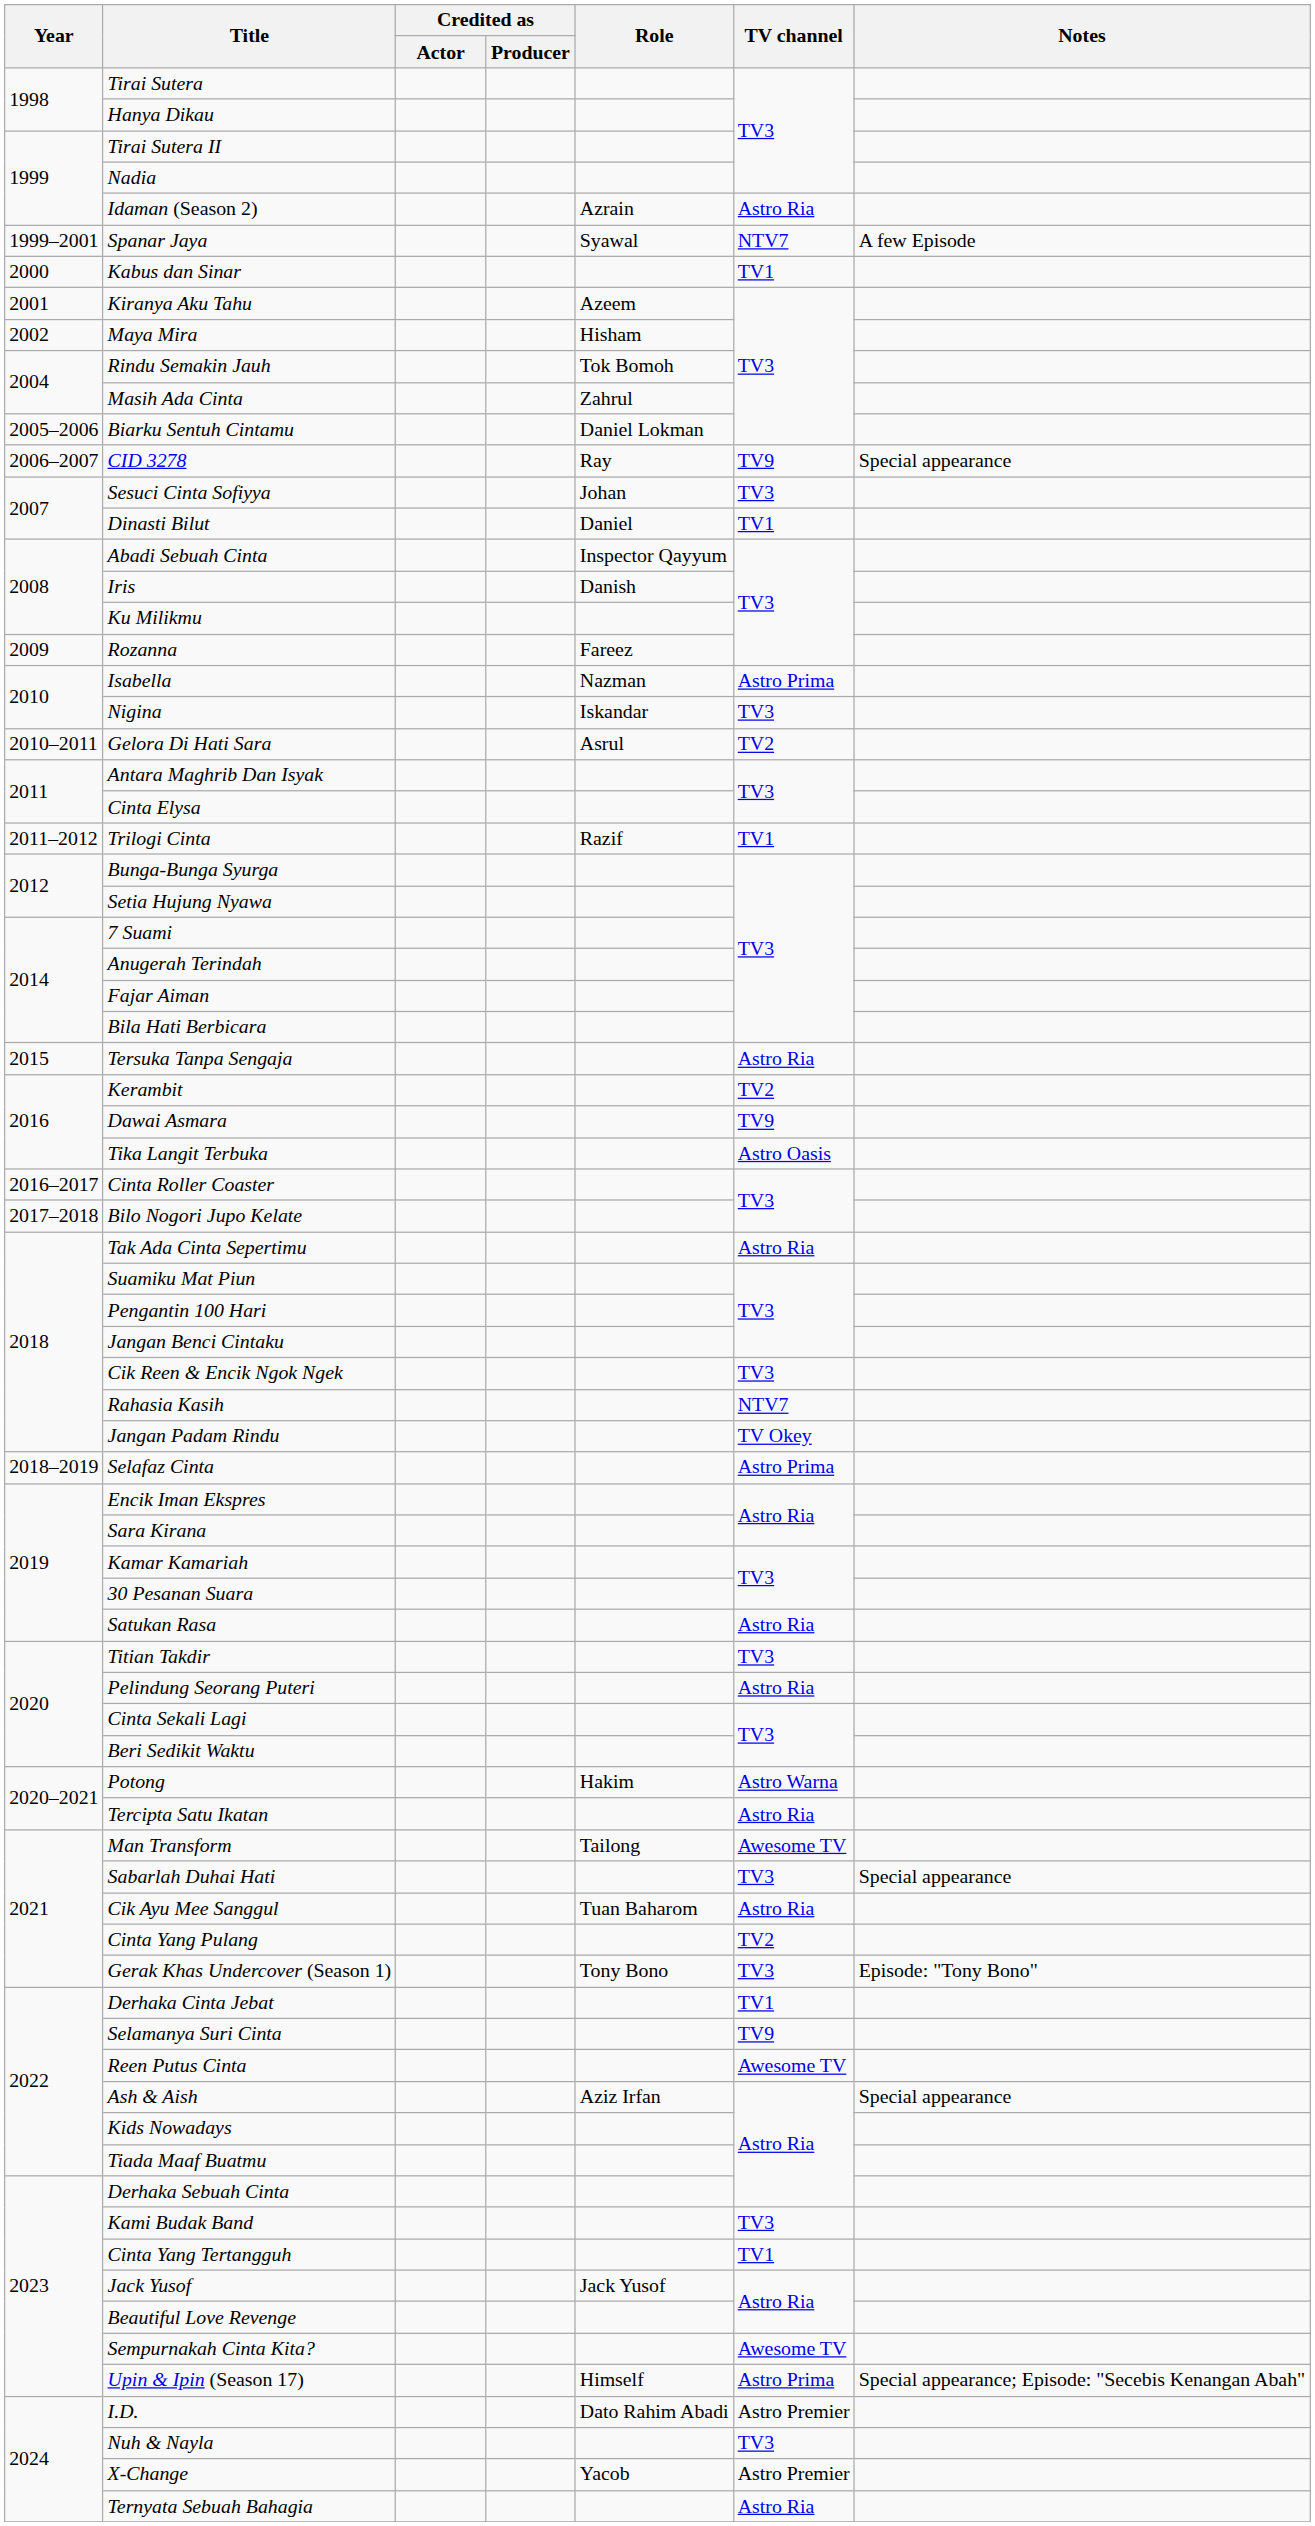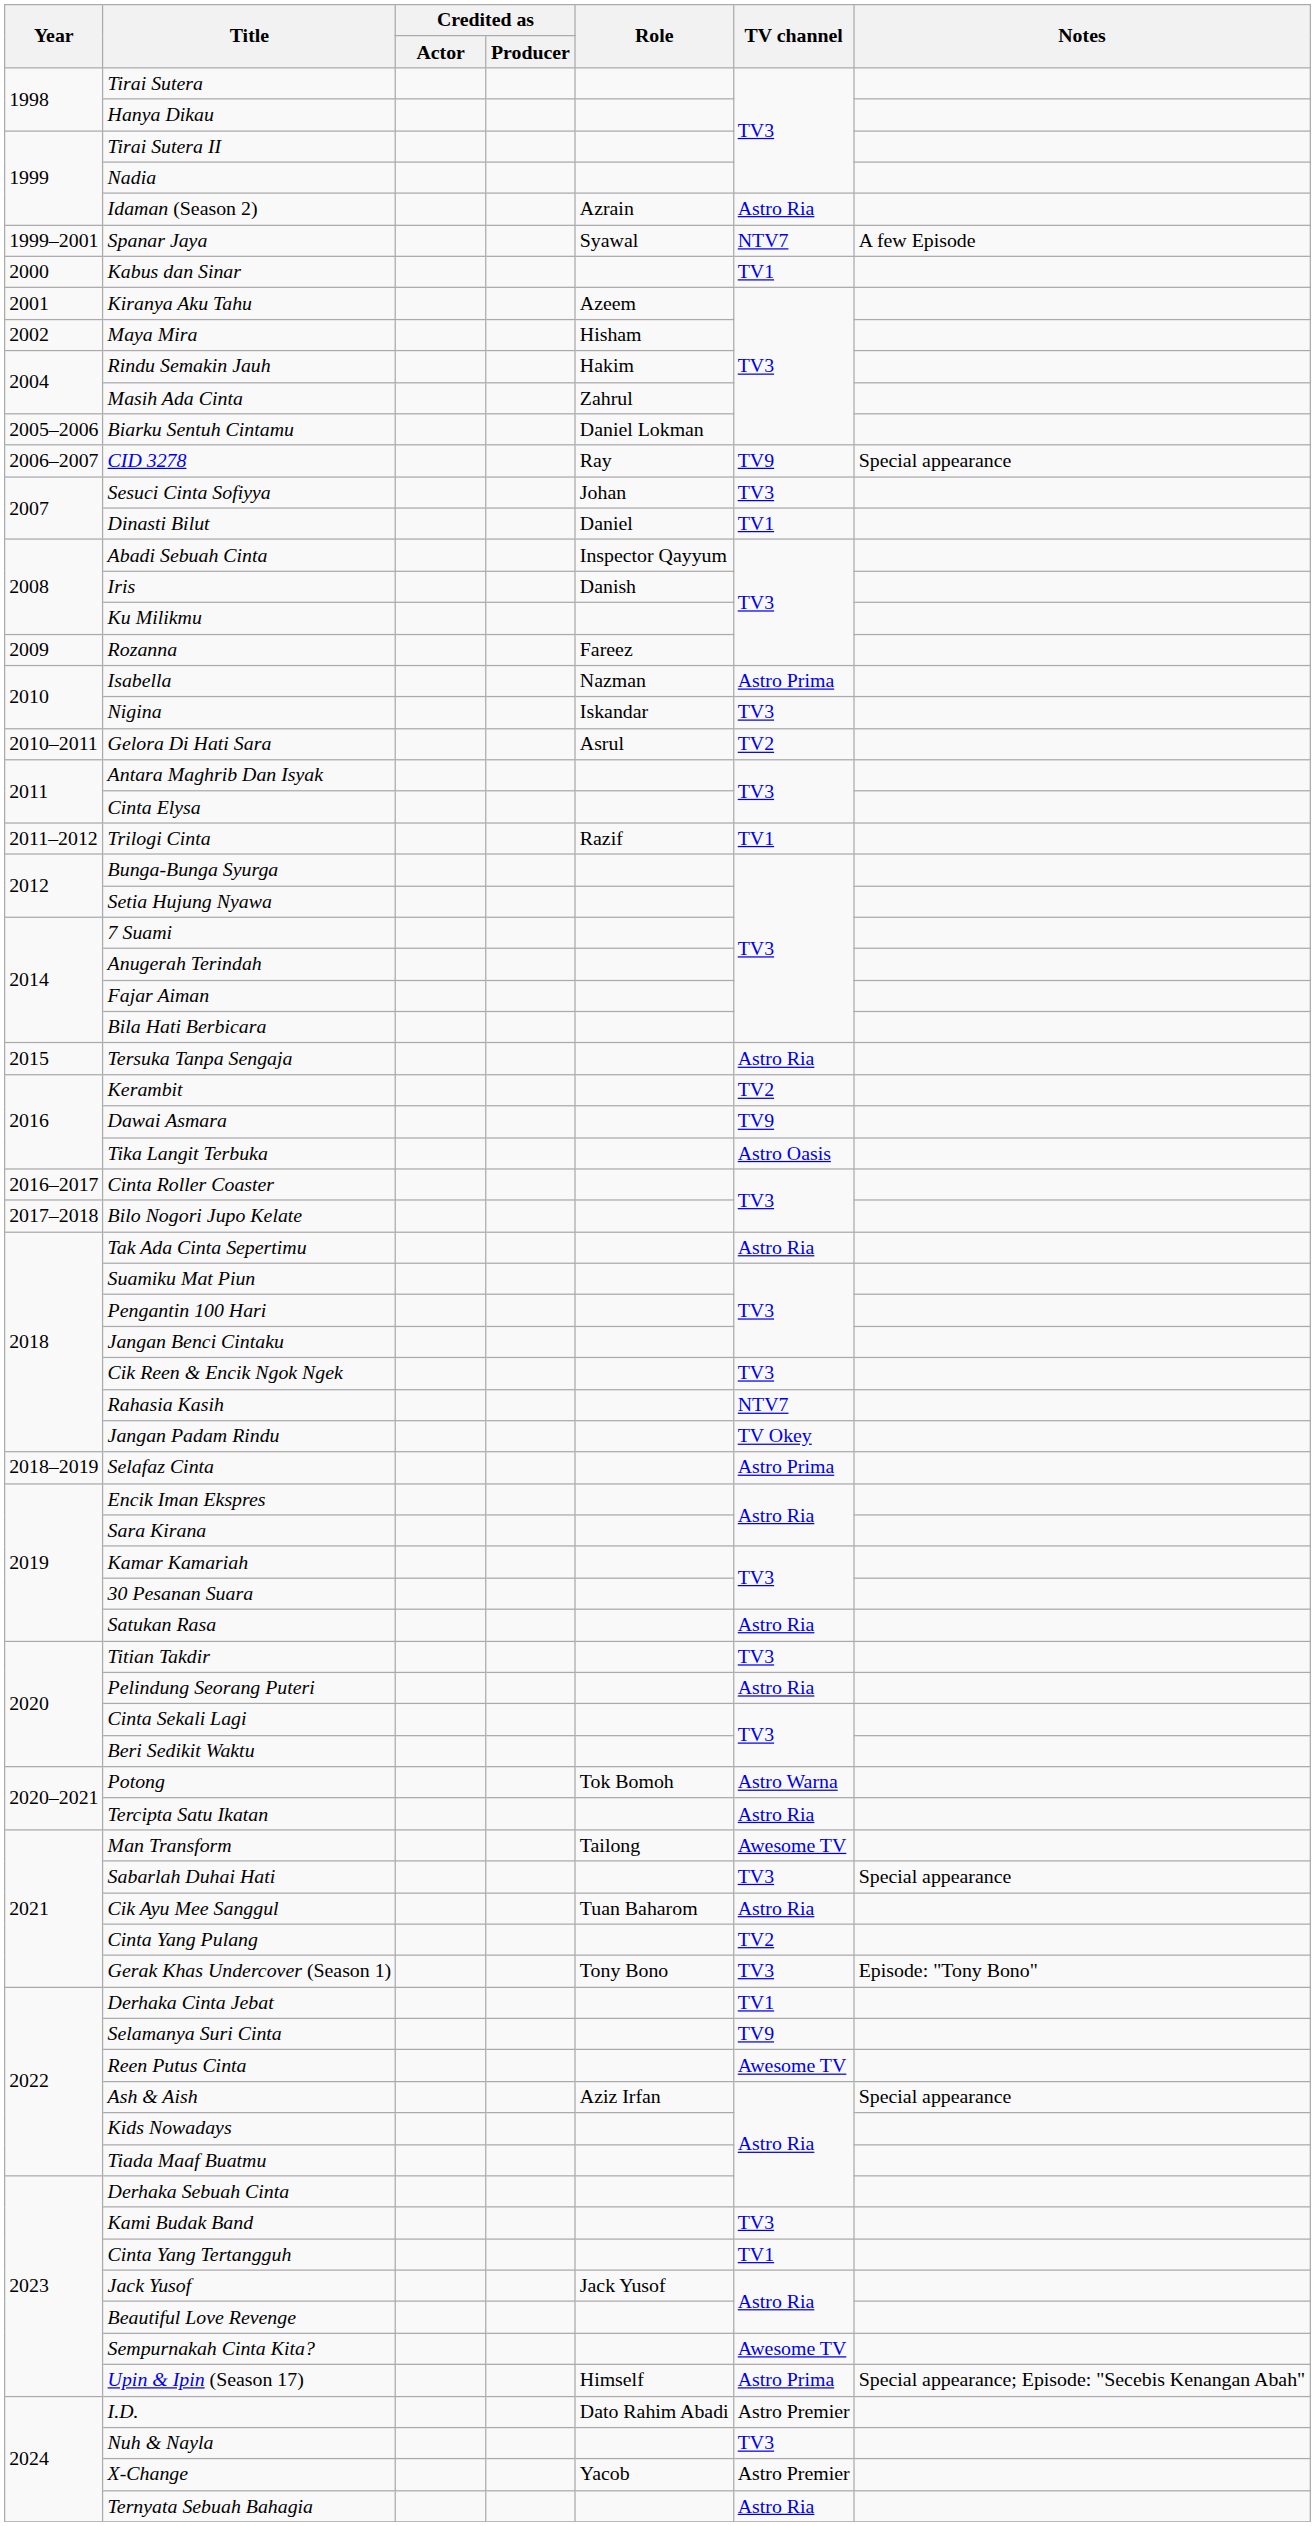(627, 366) Tok Bomoh -> (607, 366) Hakim
(607, 1782) Hakim -> (627, 1782) Tok Bomoh
